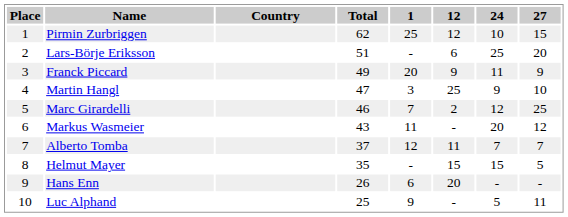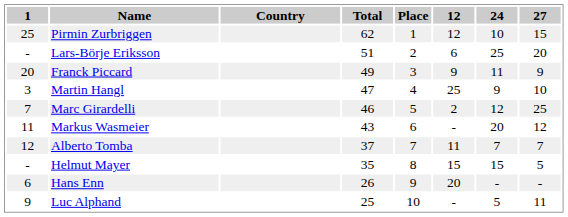columns swapped: (25, 15) <-> (411, 15)
